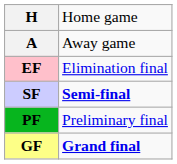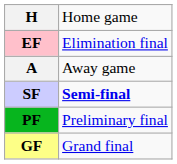rows swapped: (32, 43) <-> (31, 69)
(101, 145) bold -> (98, 145) normal
